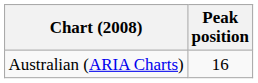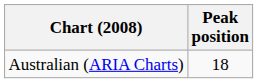(220, 63) 16 -> (220, 63) 18
